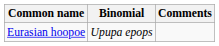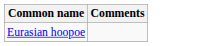- column: (122, 13)
